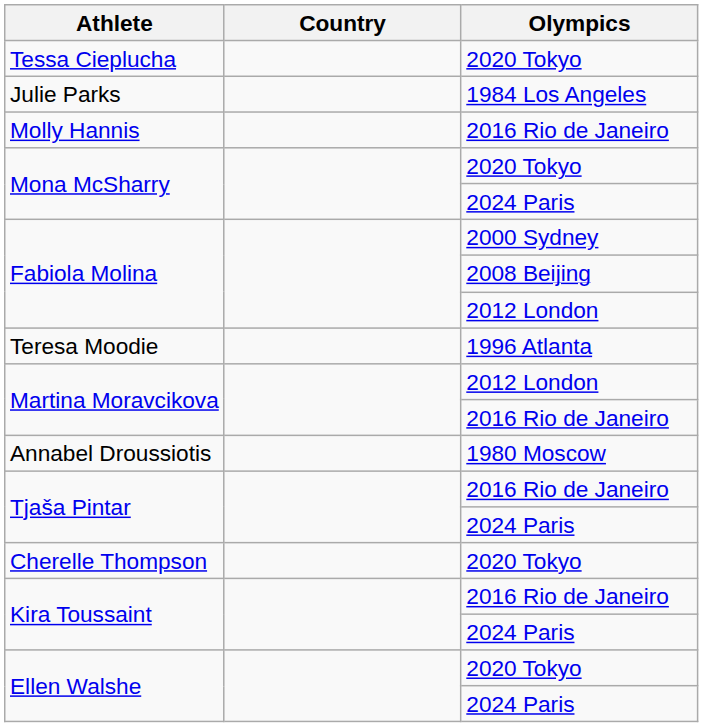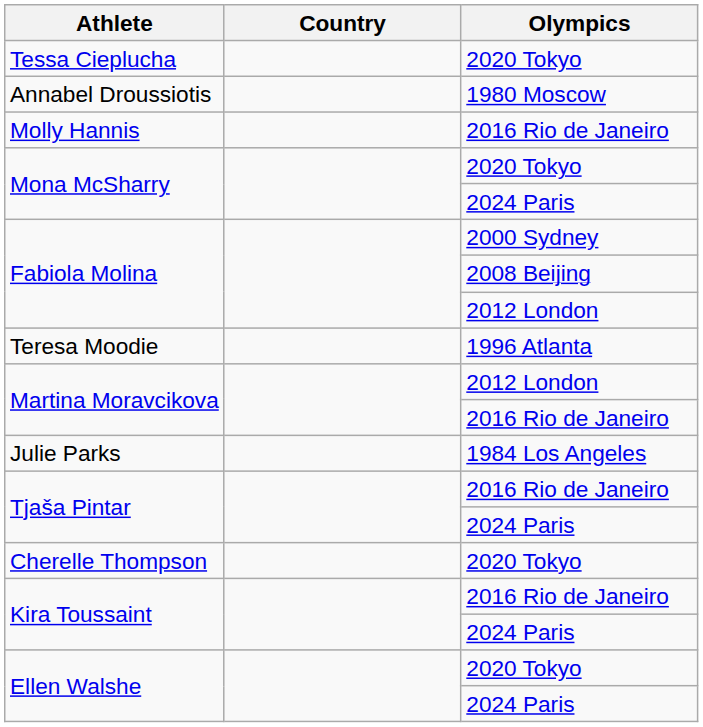rows swapped: (111, 453) <-> (65, 95)
